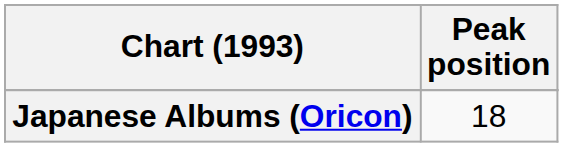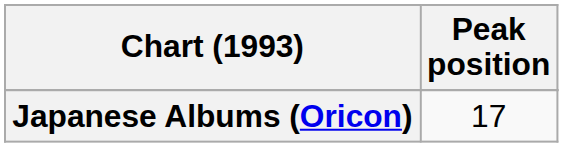(489, 115) 18 -> (489, 115) 17
